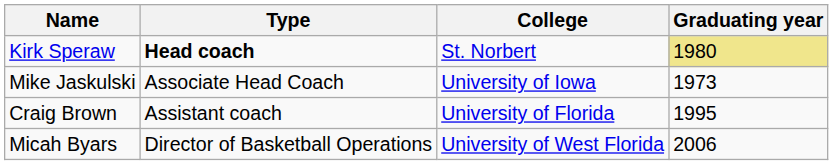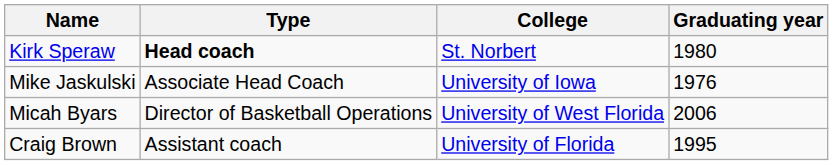(695, 51) khaki background -> (695, 51) no background
(695, 82) 1973 -> (695, 82) 1976
rows swapped: (63, 113) <-> (63, 145)
